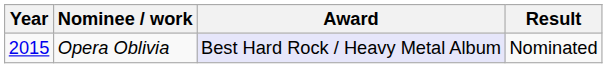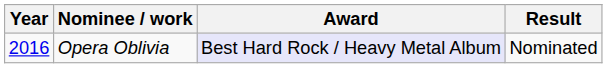(29, 47) 2015 -> (29, 47) 2016
